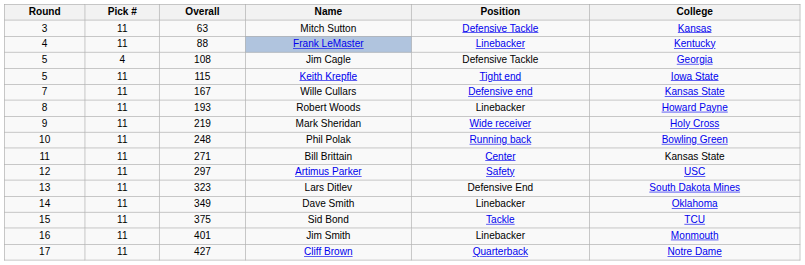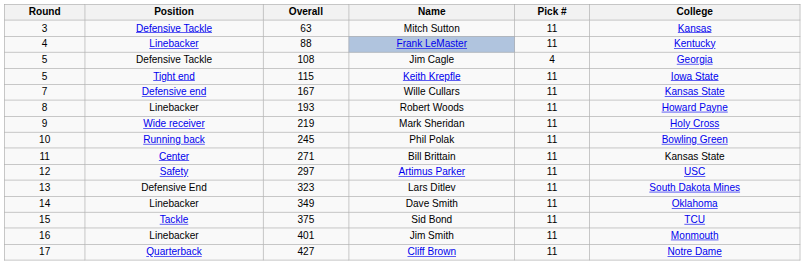columns swapped: (122, 12) <-> (500, 12)
(202, 140) 248 -> (306, 140) 245
